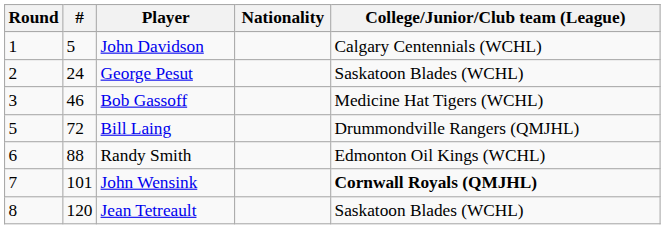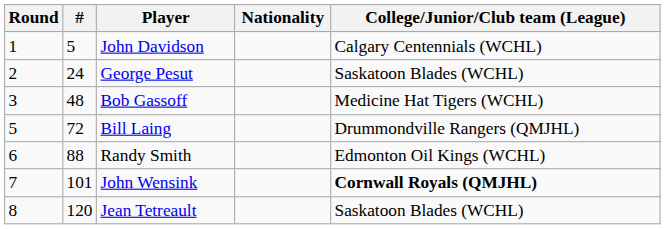(75, 100) 46 -> (75, 100) 48
